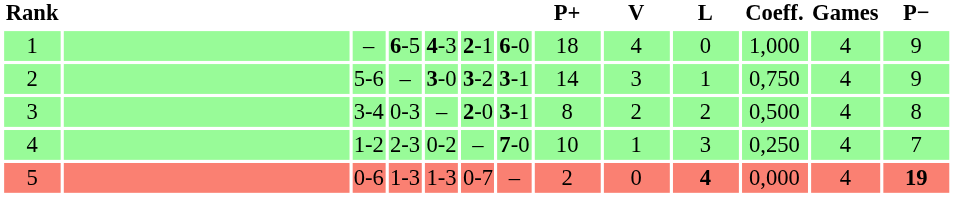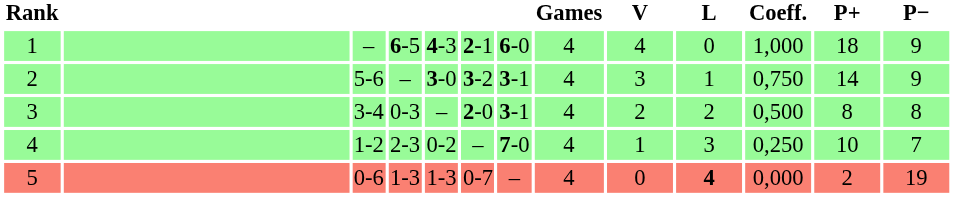columns swapped: (845, 12) <-> (567, 12)
(916, 177) bold -> (916, 177) normal
